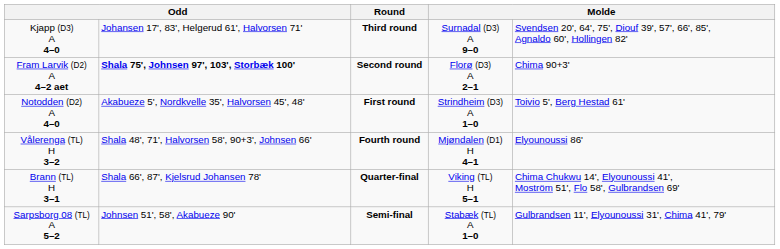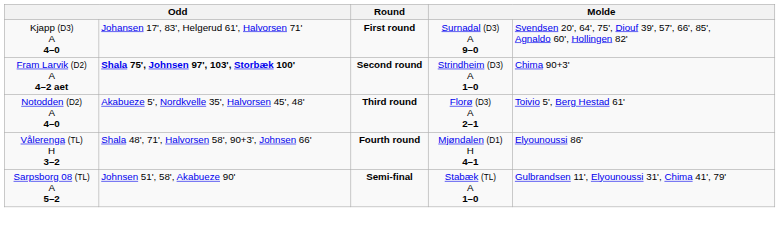(390, 27) Third round -> (390, 27) First round
(470, 76) Florø (D3) A 2–1 -> (470, 76) Strindheim (D3) A 1–0
(390, 102) First round -> (390, 102) Third round
(470, 113) Strindheim (D3) A 1–0 -> (470, 113) Florø (D3) A 2–1
- row: (52, 188)
